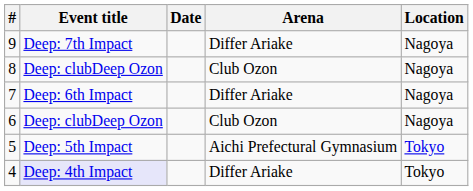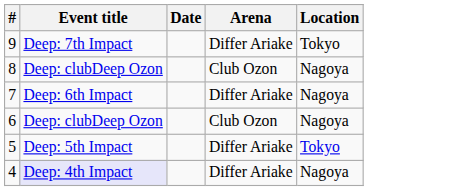(429, 43) Nagoya -> (320, 43) Tokyo
(303, 147) Aichi Prefectural Gymnasium -> (251, 147) Differ Ariake
(424, 173) Tokyo -> (324, 173) Nagoya
